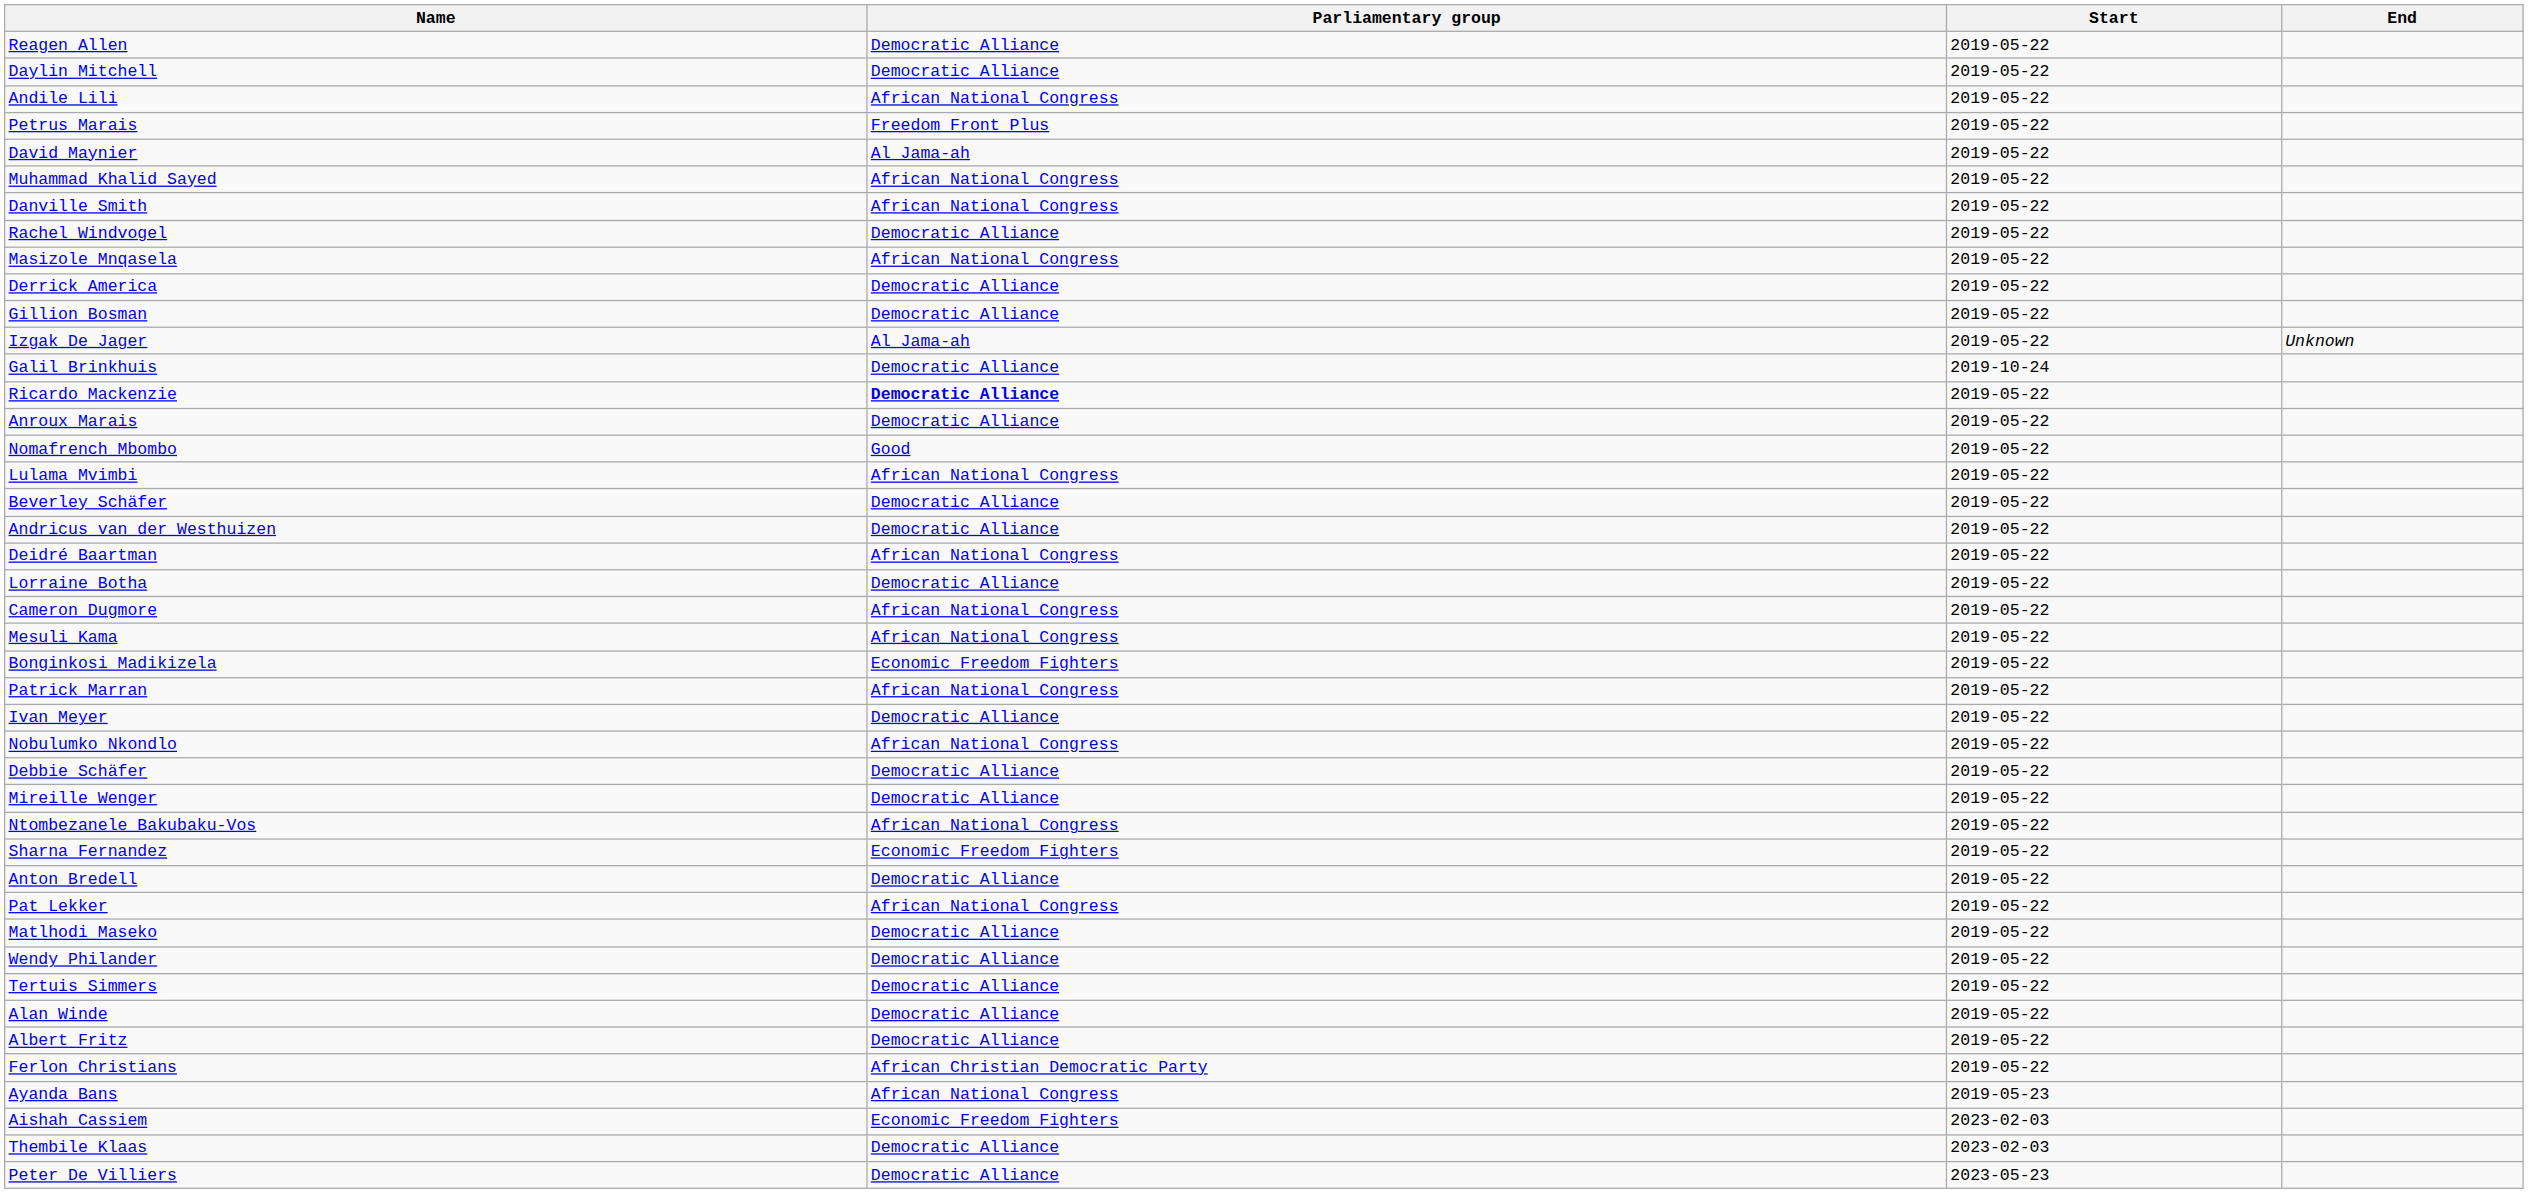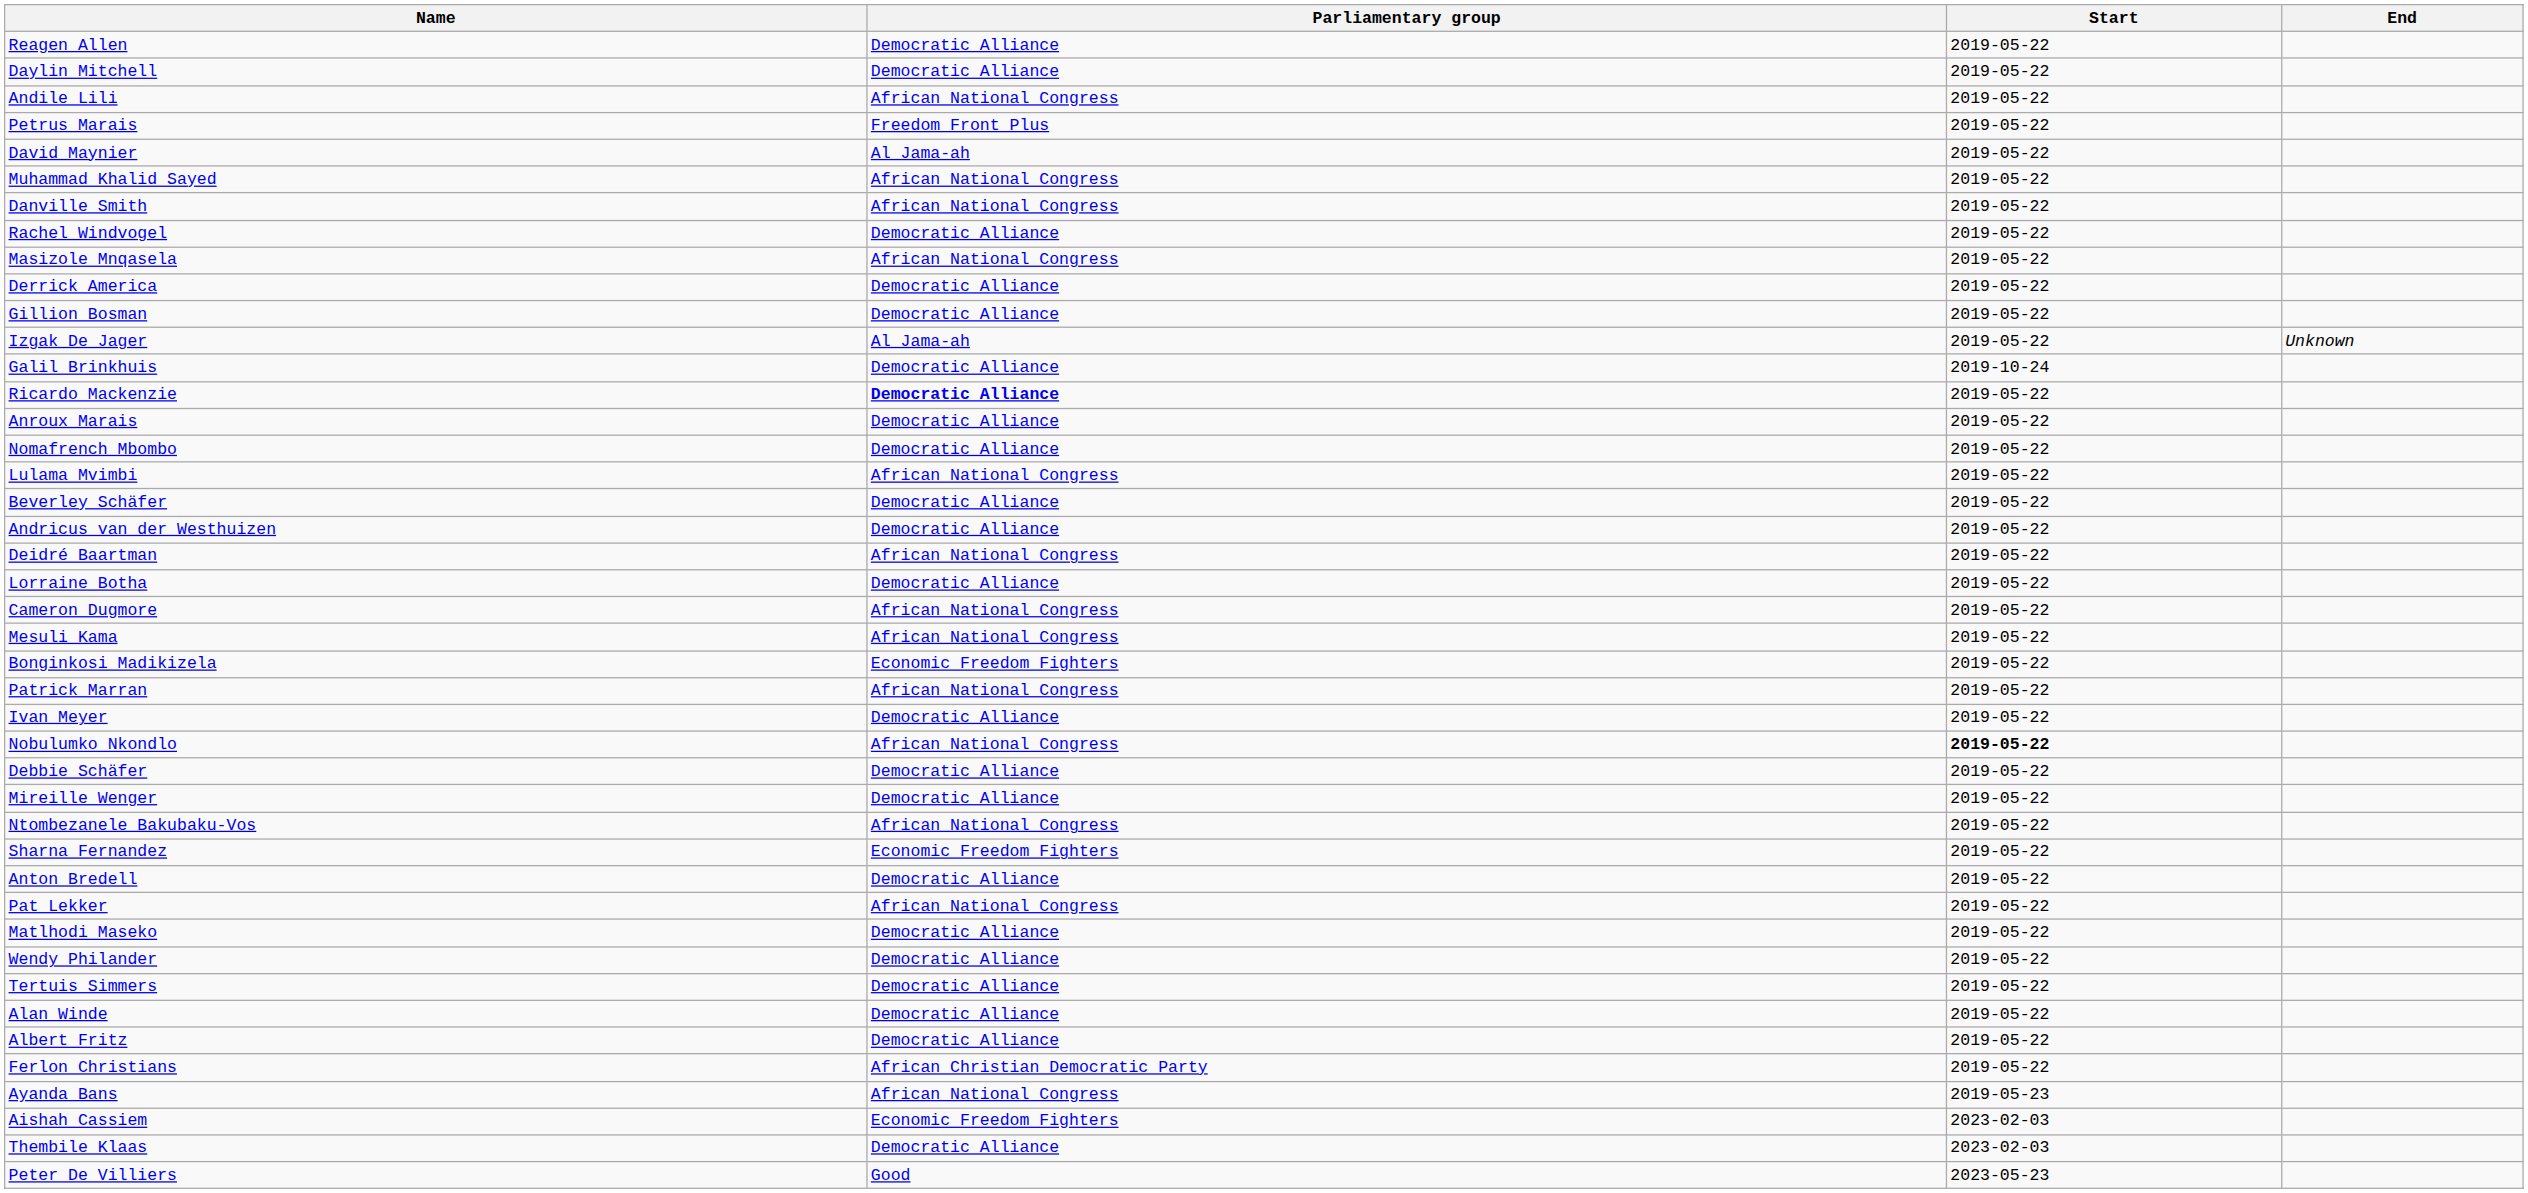(891, 449) Good -> (965, 449) Democratic Alliance
(2000, 745) normal -> (2000, 745) bold
(965, 1175) Democratic Alliance -> (891, 1175) Good
